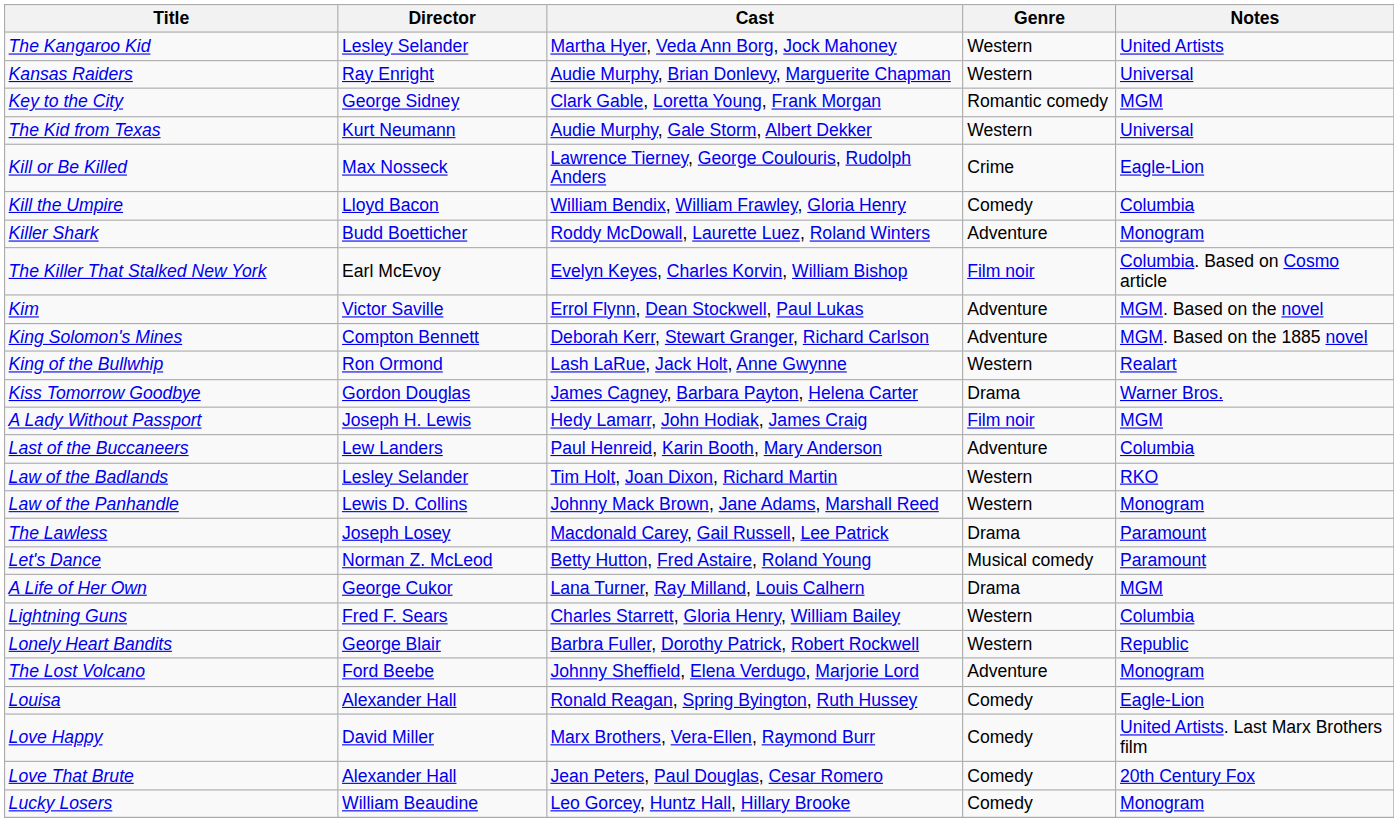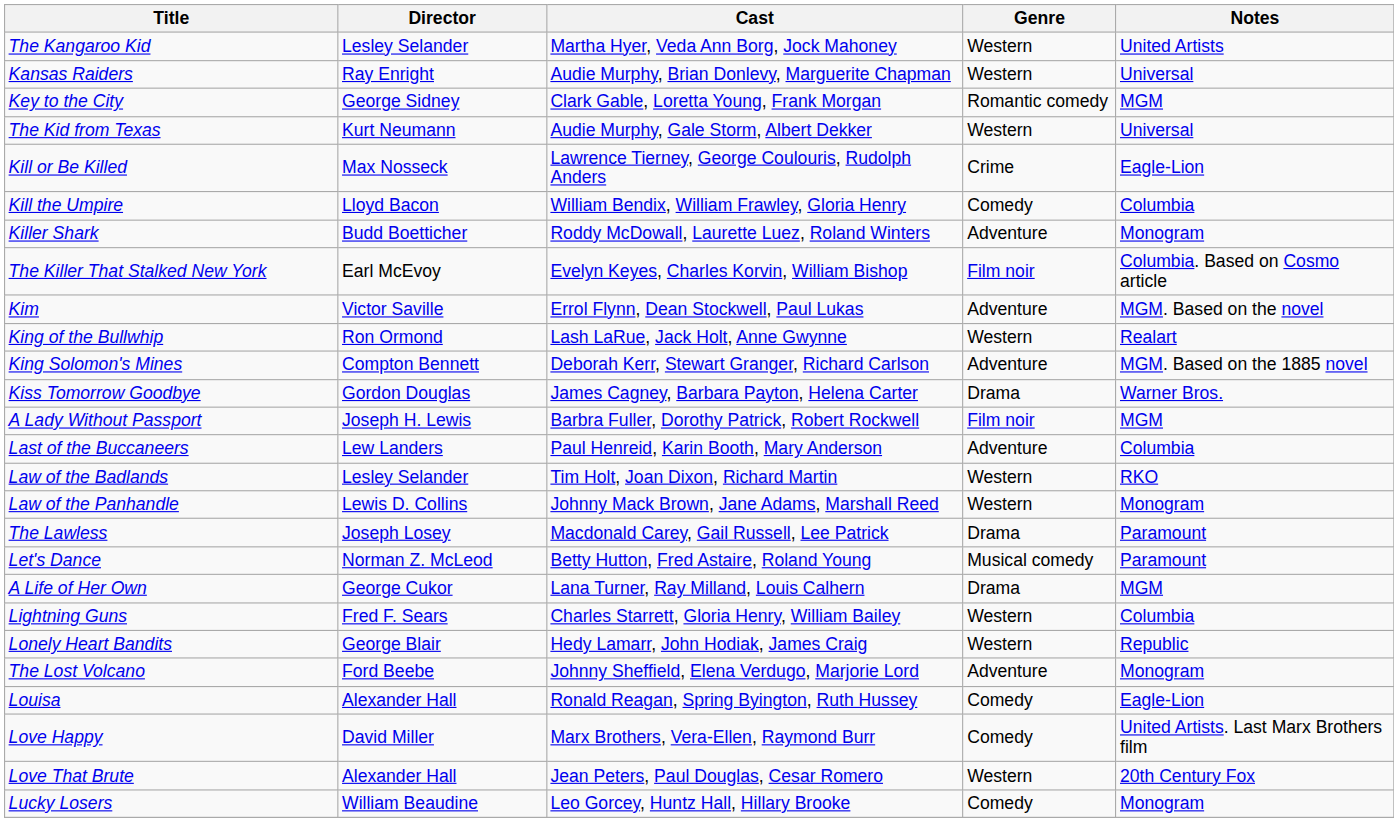rows swapped: (86, 365) <-> (95, 337)
(709, 420) Hedy Lamarr, John Hodiak, James Craig -> (735, 420) Barbra Fuller, Dorothy Patrick, Robert Rockwell
(735, 644) Barbra Fuller, Dorothy Patrick, Robert Rockwell -> (709, 644) Hedy Lamarr, John Hodiak, James Craig
(1000, 775) Comedy -> (1000, 775) Western
